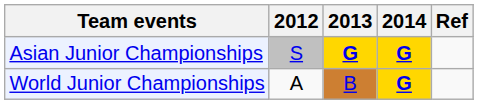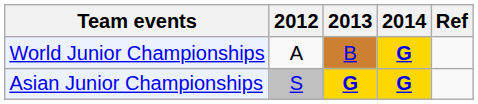rows swapped: (136, 53) <-> (137, 84)
